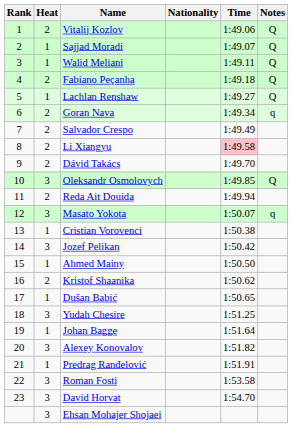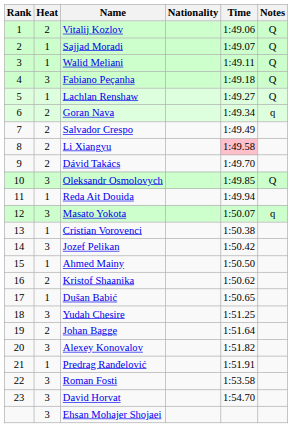(47, 79) 2 -> (47, 79) 3
(47, 197) 2 -> (47, 197) 1
(47, 331) 1 -> (47, 331) 2
